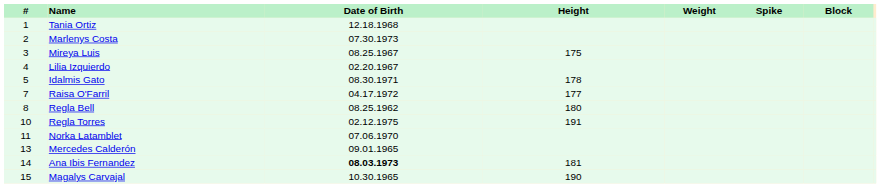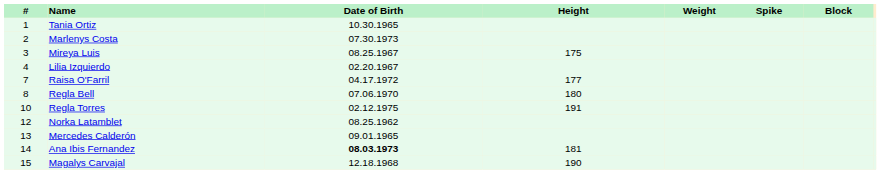(373, 25) 12.18.1968 -> (373, 25) 10.30.1965
- row: (77, 80)
(373, 108) 08.25.1962 -> (373, 94) 07.06.1970
(26, 135) 11 -> (26, 121) 12
(373, 135) 07.06.1970 -> (373, 121) 08.25.1962
(373, 176) 10.30.1965 -> (373, 163) 12.18.1968
